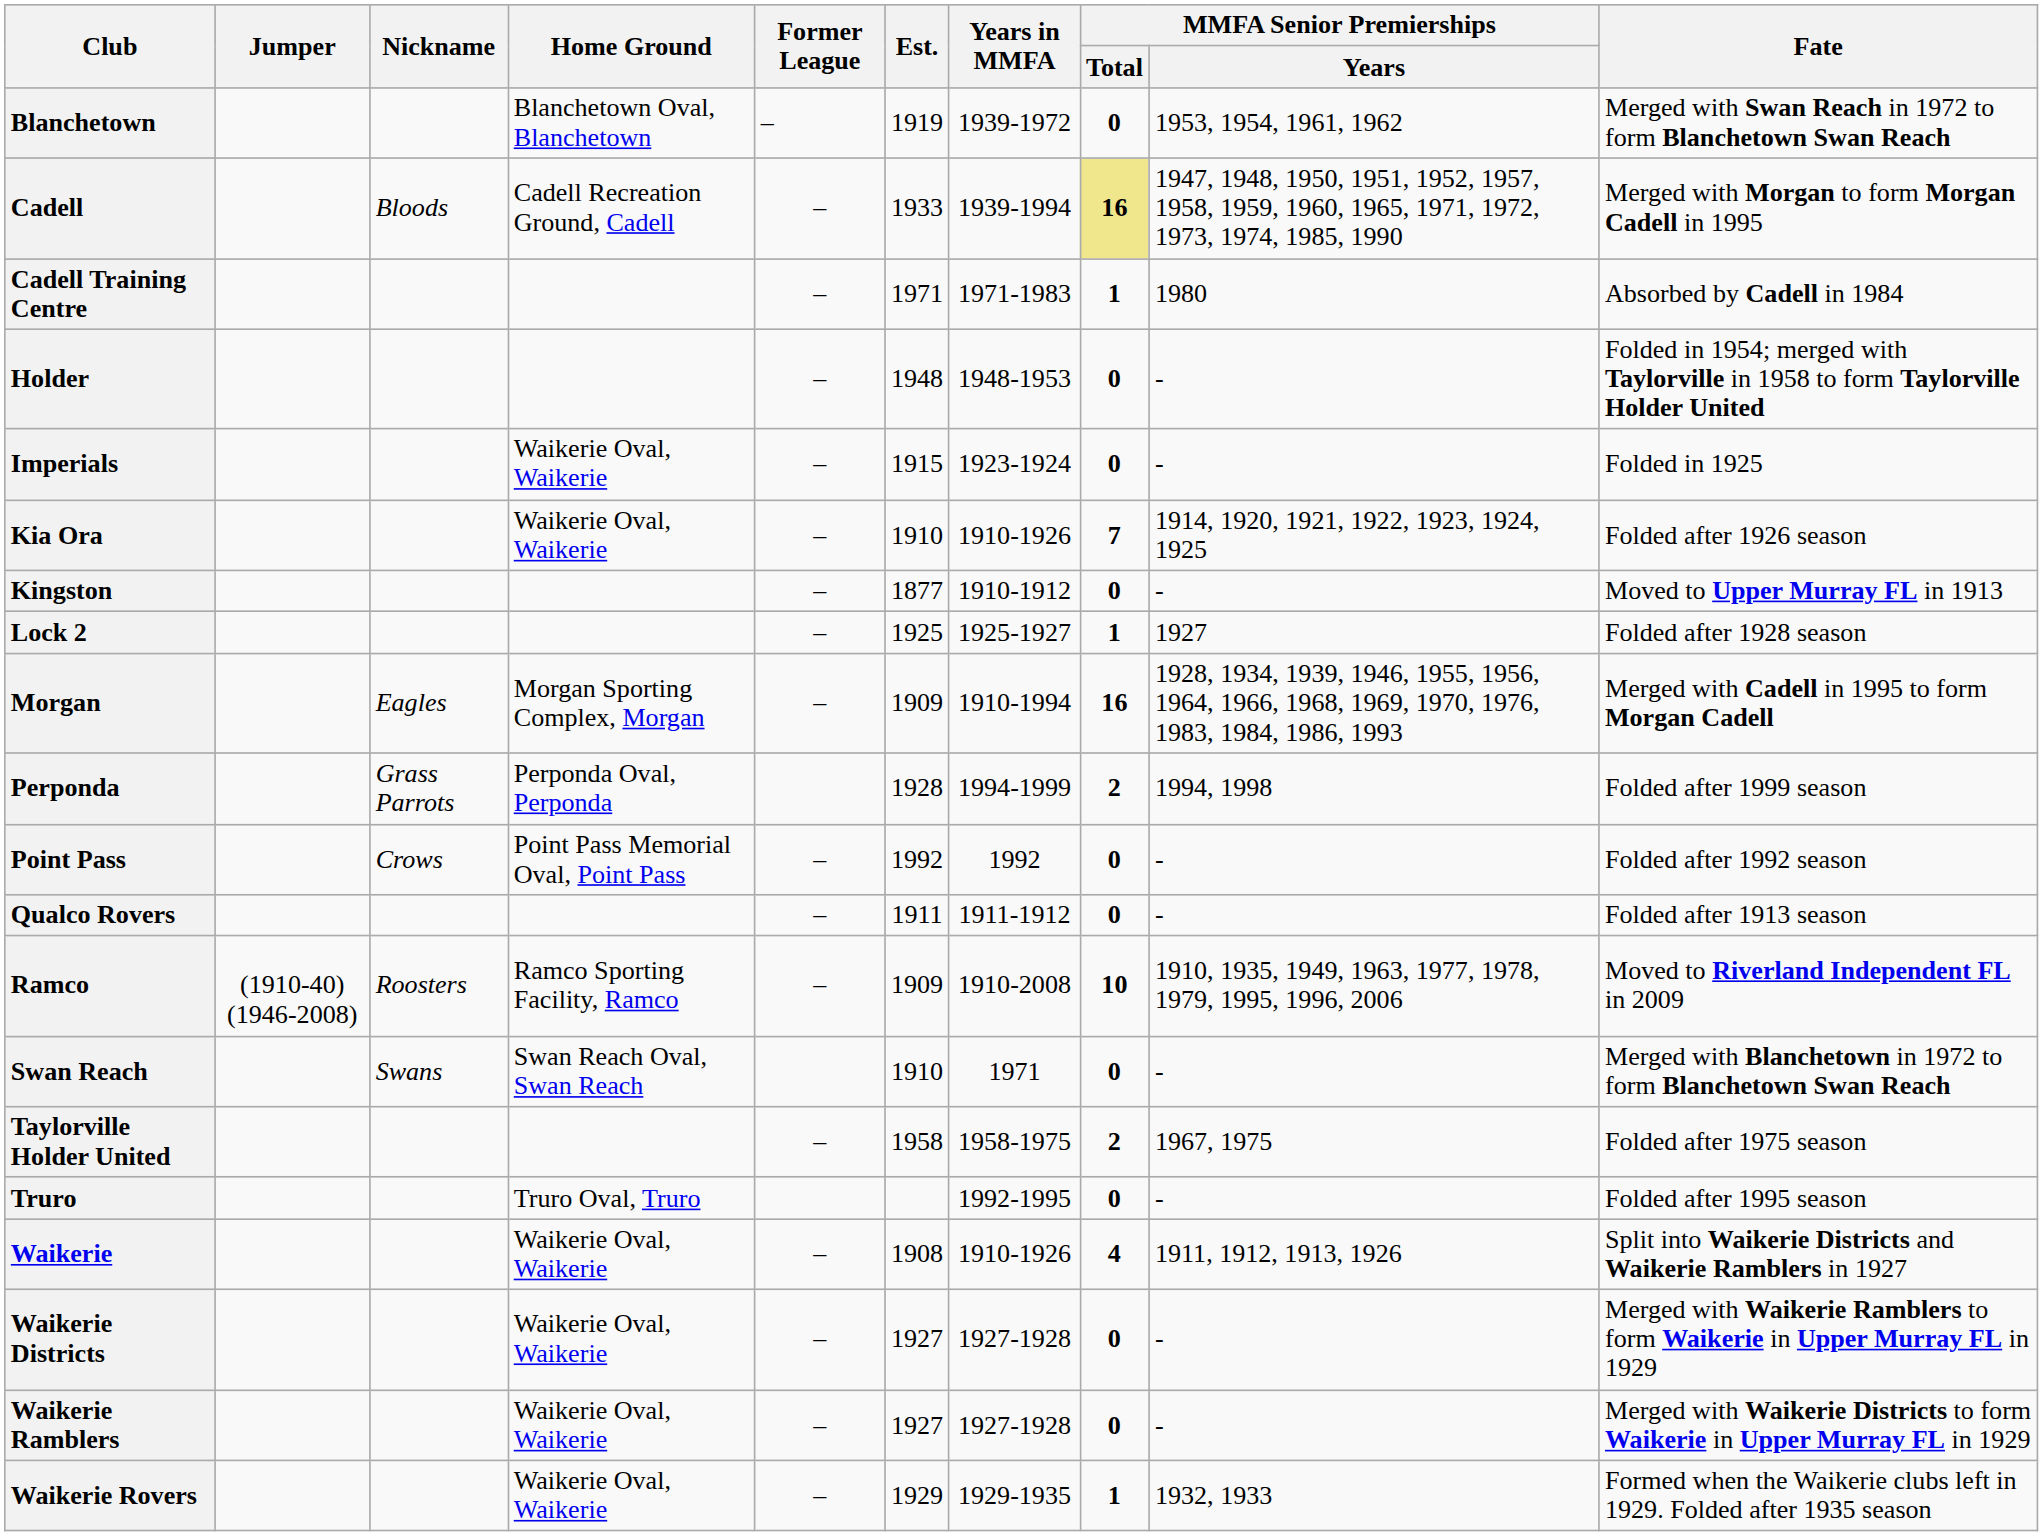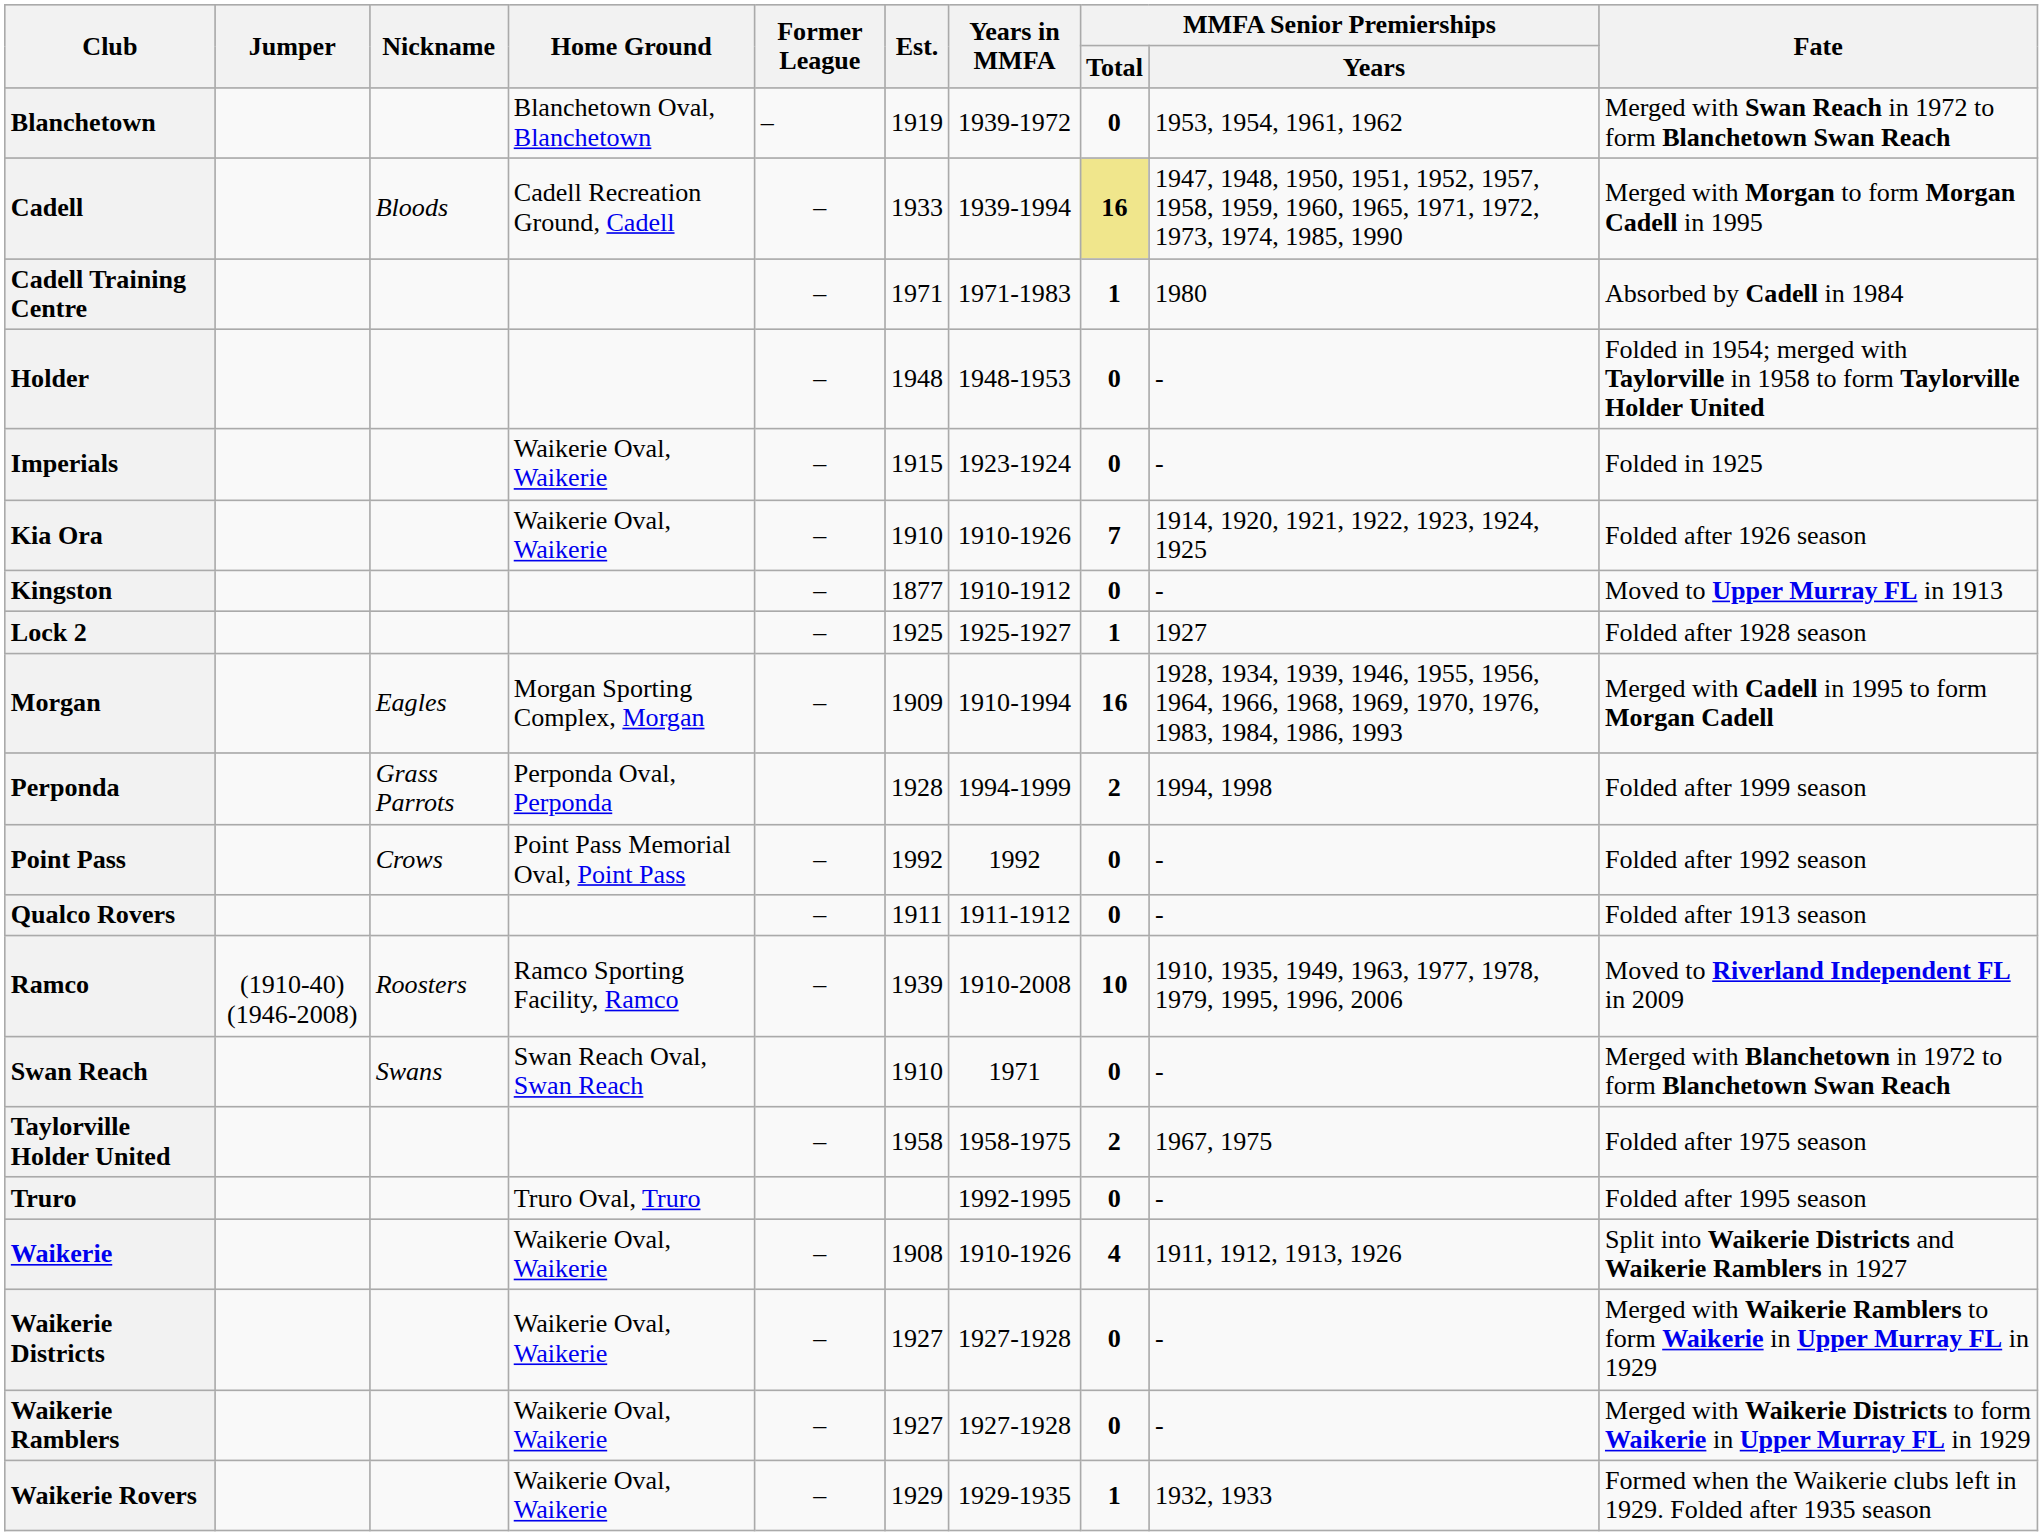(917, 985) 1909 -> (917, 985) 1939
